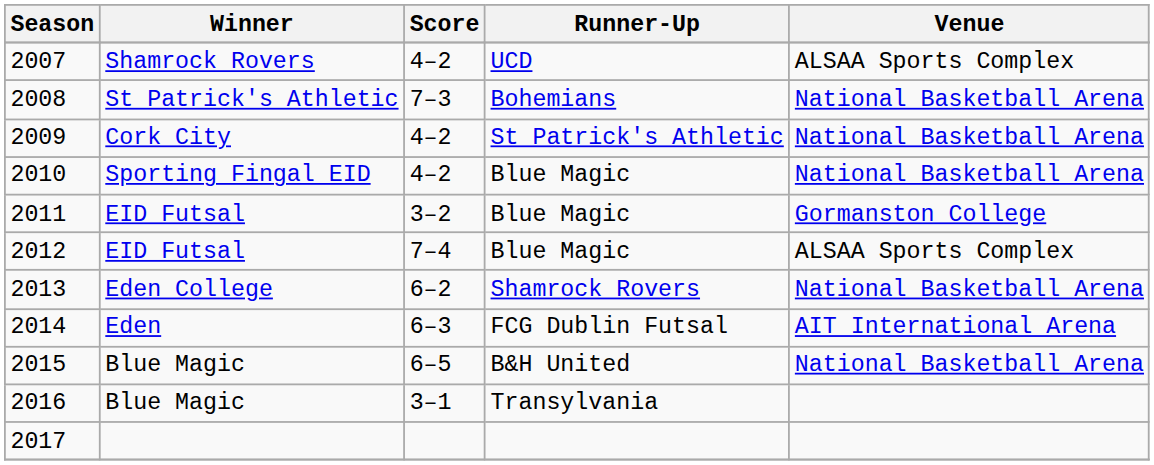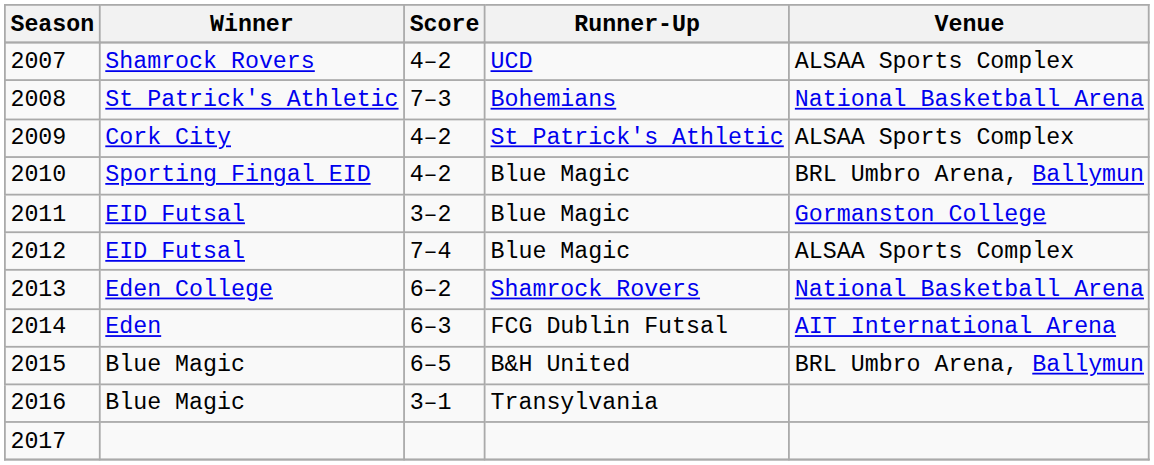(969, 138) National Basketball Arena -> (935, 138) ALSAA Sports Complex
(969, 176) National Basketball Arena -> (969, 176) BRL Umbro Arena, Ballymun
(969, 365) National Basketball Arena -> (969, 365) BRL Umbro Arena, Ballymun
